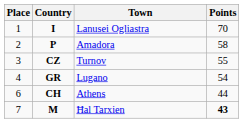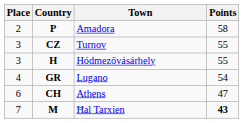- row: (113, 28)
+ row: (116, 61)
(223, 93) 44 -> (223, 93) 47
